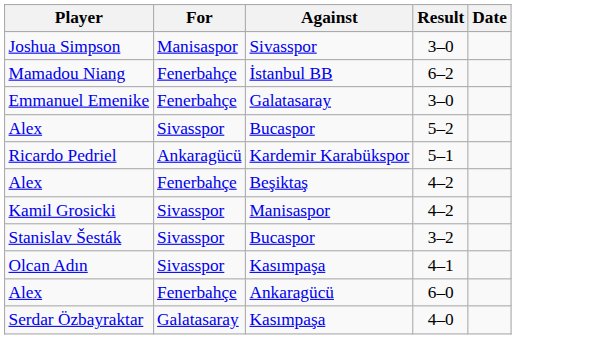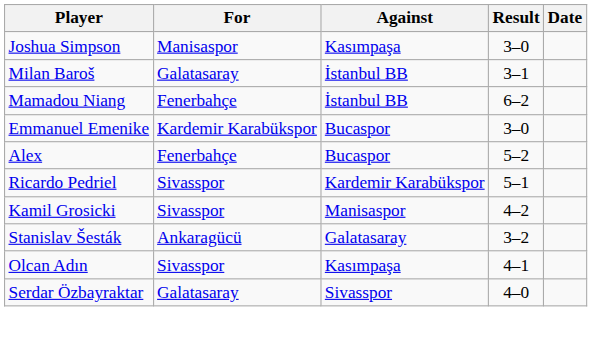(283, 45) Sivasspor -> (363, 45) Kasımpaşa
+ row: (51, 73)
(197, 100) Fenerbahçe -> (237, 127) Kardemir Karabükspor
(290, 100) Galatasaray -> (357, 127) Bucaspor
(191, 127) Sivasspor -> (197, 155) Fenerbahçe
(199, 155) Ankaragücü -> (191, 182) Sivasspor
- row: (25, 182)
(191, 237) Sivasspor -> (199, 237) Ankaragücü
(282, 237) Bucaspor -> (366, 237) Galatasaray
- row: (25, 292)
(287, 319) Kasımpaşa -> (358, 292) Sivasspor
